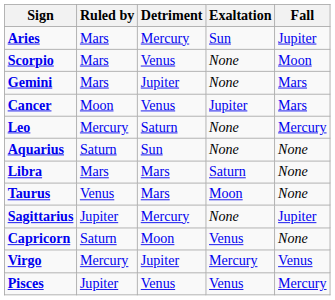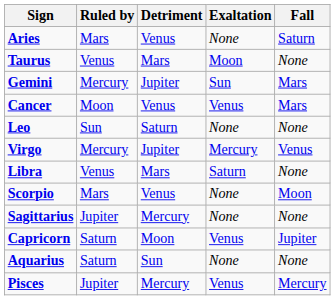(165, 37) Mercury -> (158, 37) Venus
(220, 37) Sun -> (224, 37) None
(297, 37) Jupiter -> (296, 37) Saturn
rows swapped: (29, 194) <-> (31, 60)
(94, 82) Mars -> (104, 82) Mercury
(224, 82) None -> (220, 82) Sun
(228, 104) Jupiter -> (226, 104) Venus
(104, 127) Mercury -> (91, 127) Sun
(302, 127) Mercury -> (293, 127) None
rows swapped: (25, 261) <-> (36, 149)
(94, 171) Mars -> (97, 171) Venus
(297, 216) Jupiter -> (293, 216) None
(293, 238) None -> (297, 238) Jupiter
(158, 283) Venus -> (165, 283) Mercury
